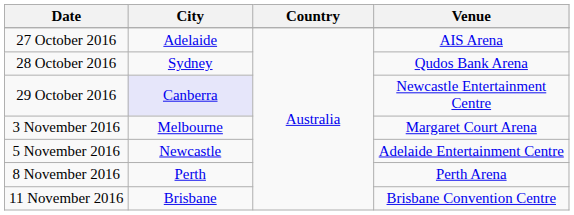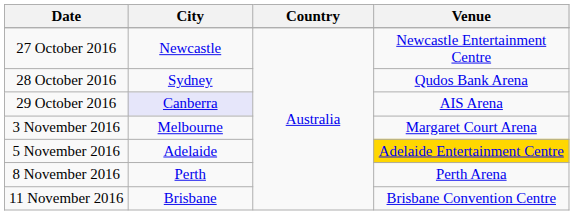(190, 39) Adelaide -> (190, 48) Newcastle
(471, 39) AIS Arena -> (471, 48) Newcastle Entertainment Centre
(471, 95) Newcastle Entertainment Centre -> (471, 103) AIS Arena
(190, 151) Newcastle -> (190, 151) Adelaide
(471, 151) no background -> (471, 151) gold background
